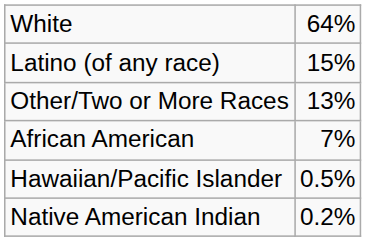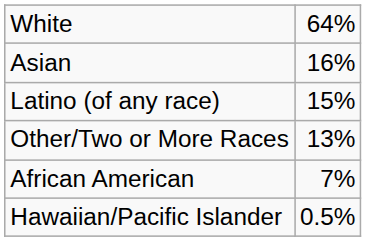+ row: (41, 62)
- row: (135, 216)
